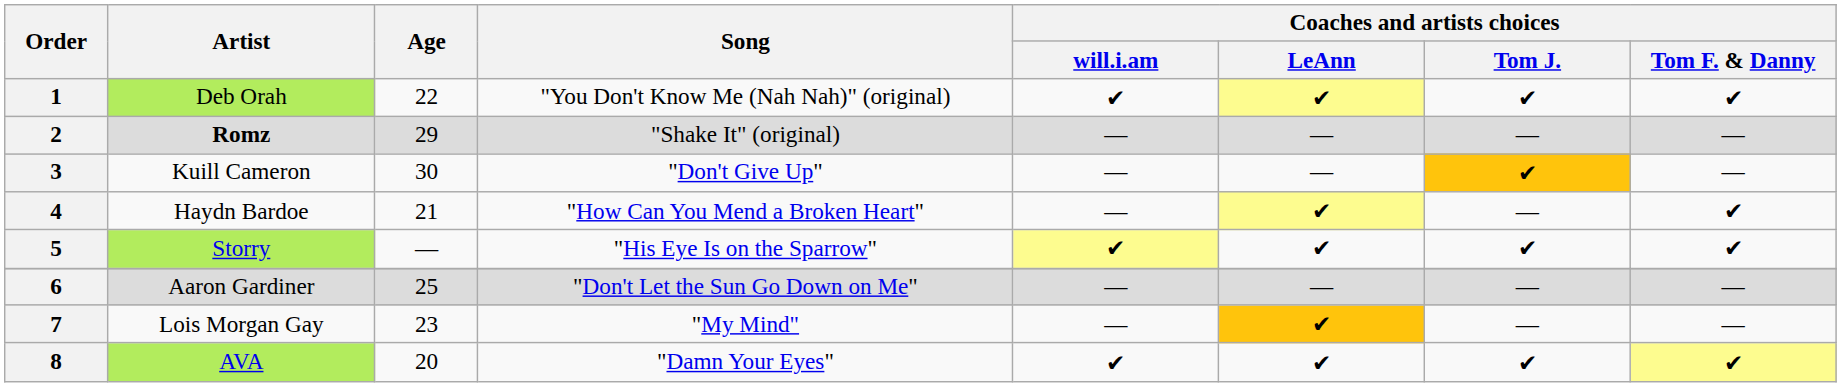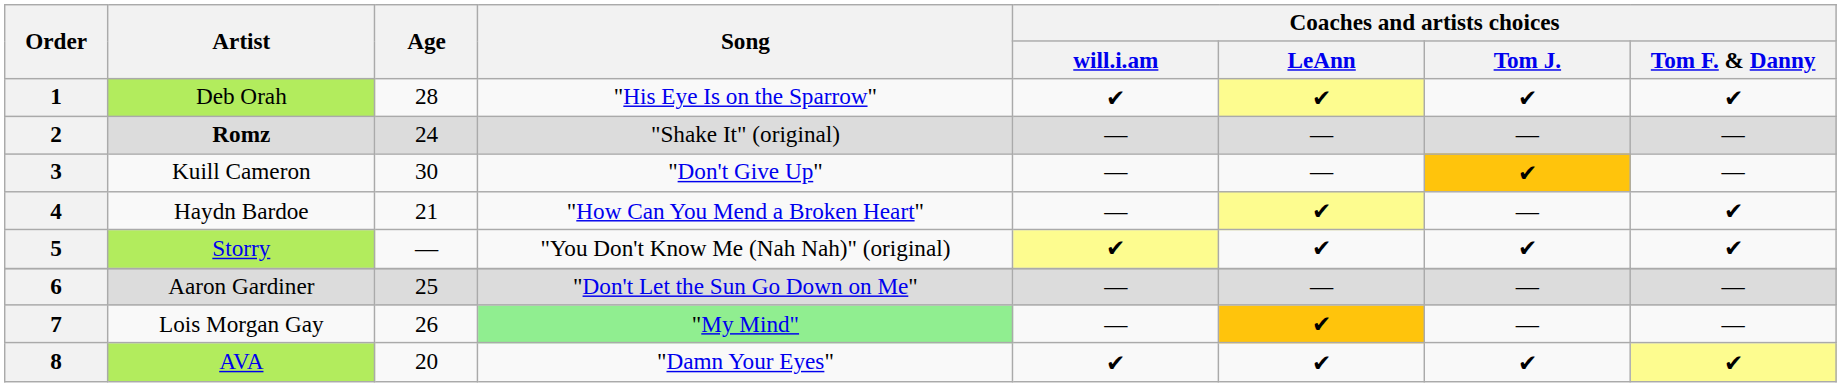(427, 97) 22 -> (427, 97) 28
(745, 97) "You Don't Know Me (Nah Nah)" (original) -> (745, 97) "His Eye Is on the Sparrow"
(427, 134) 29 -> (427, 134) 24
(745, 248) "His Eye Is on the Sparrow" -> (745, 248) "You Don't Know Me (Nah Nah)" (original)
(427, 323) 23 -> (427, 323) 26
(745, 323) no background -> (745, 323) lightgreen background
